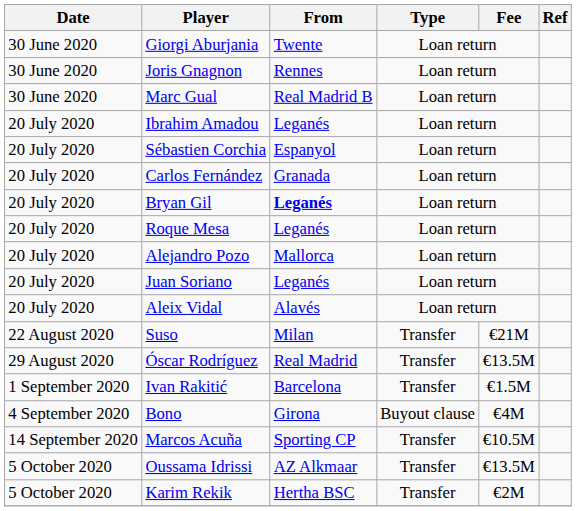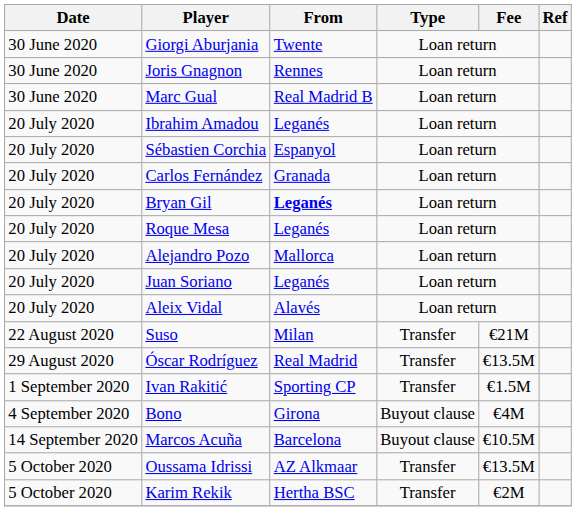(307, 387) Barcelona -> (315, 387) Sporting CP
(315, 439) Sporting CP -> (307, 439) Barcelona
(428, 439) Transfer -> (428, 439) Buyout clause
